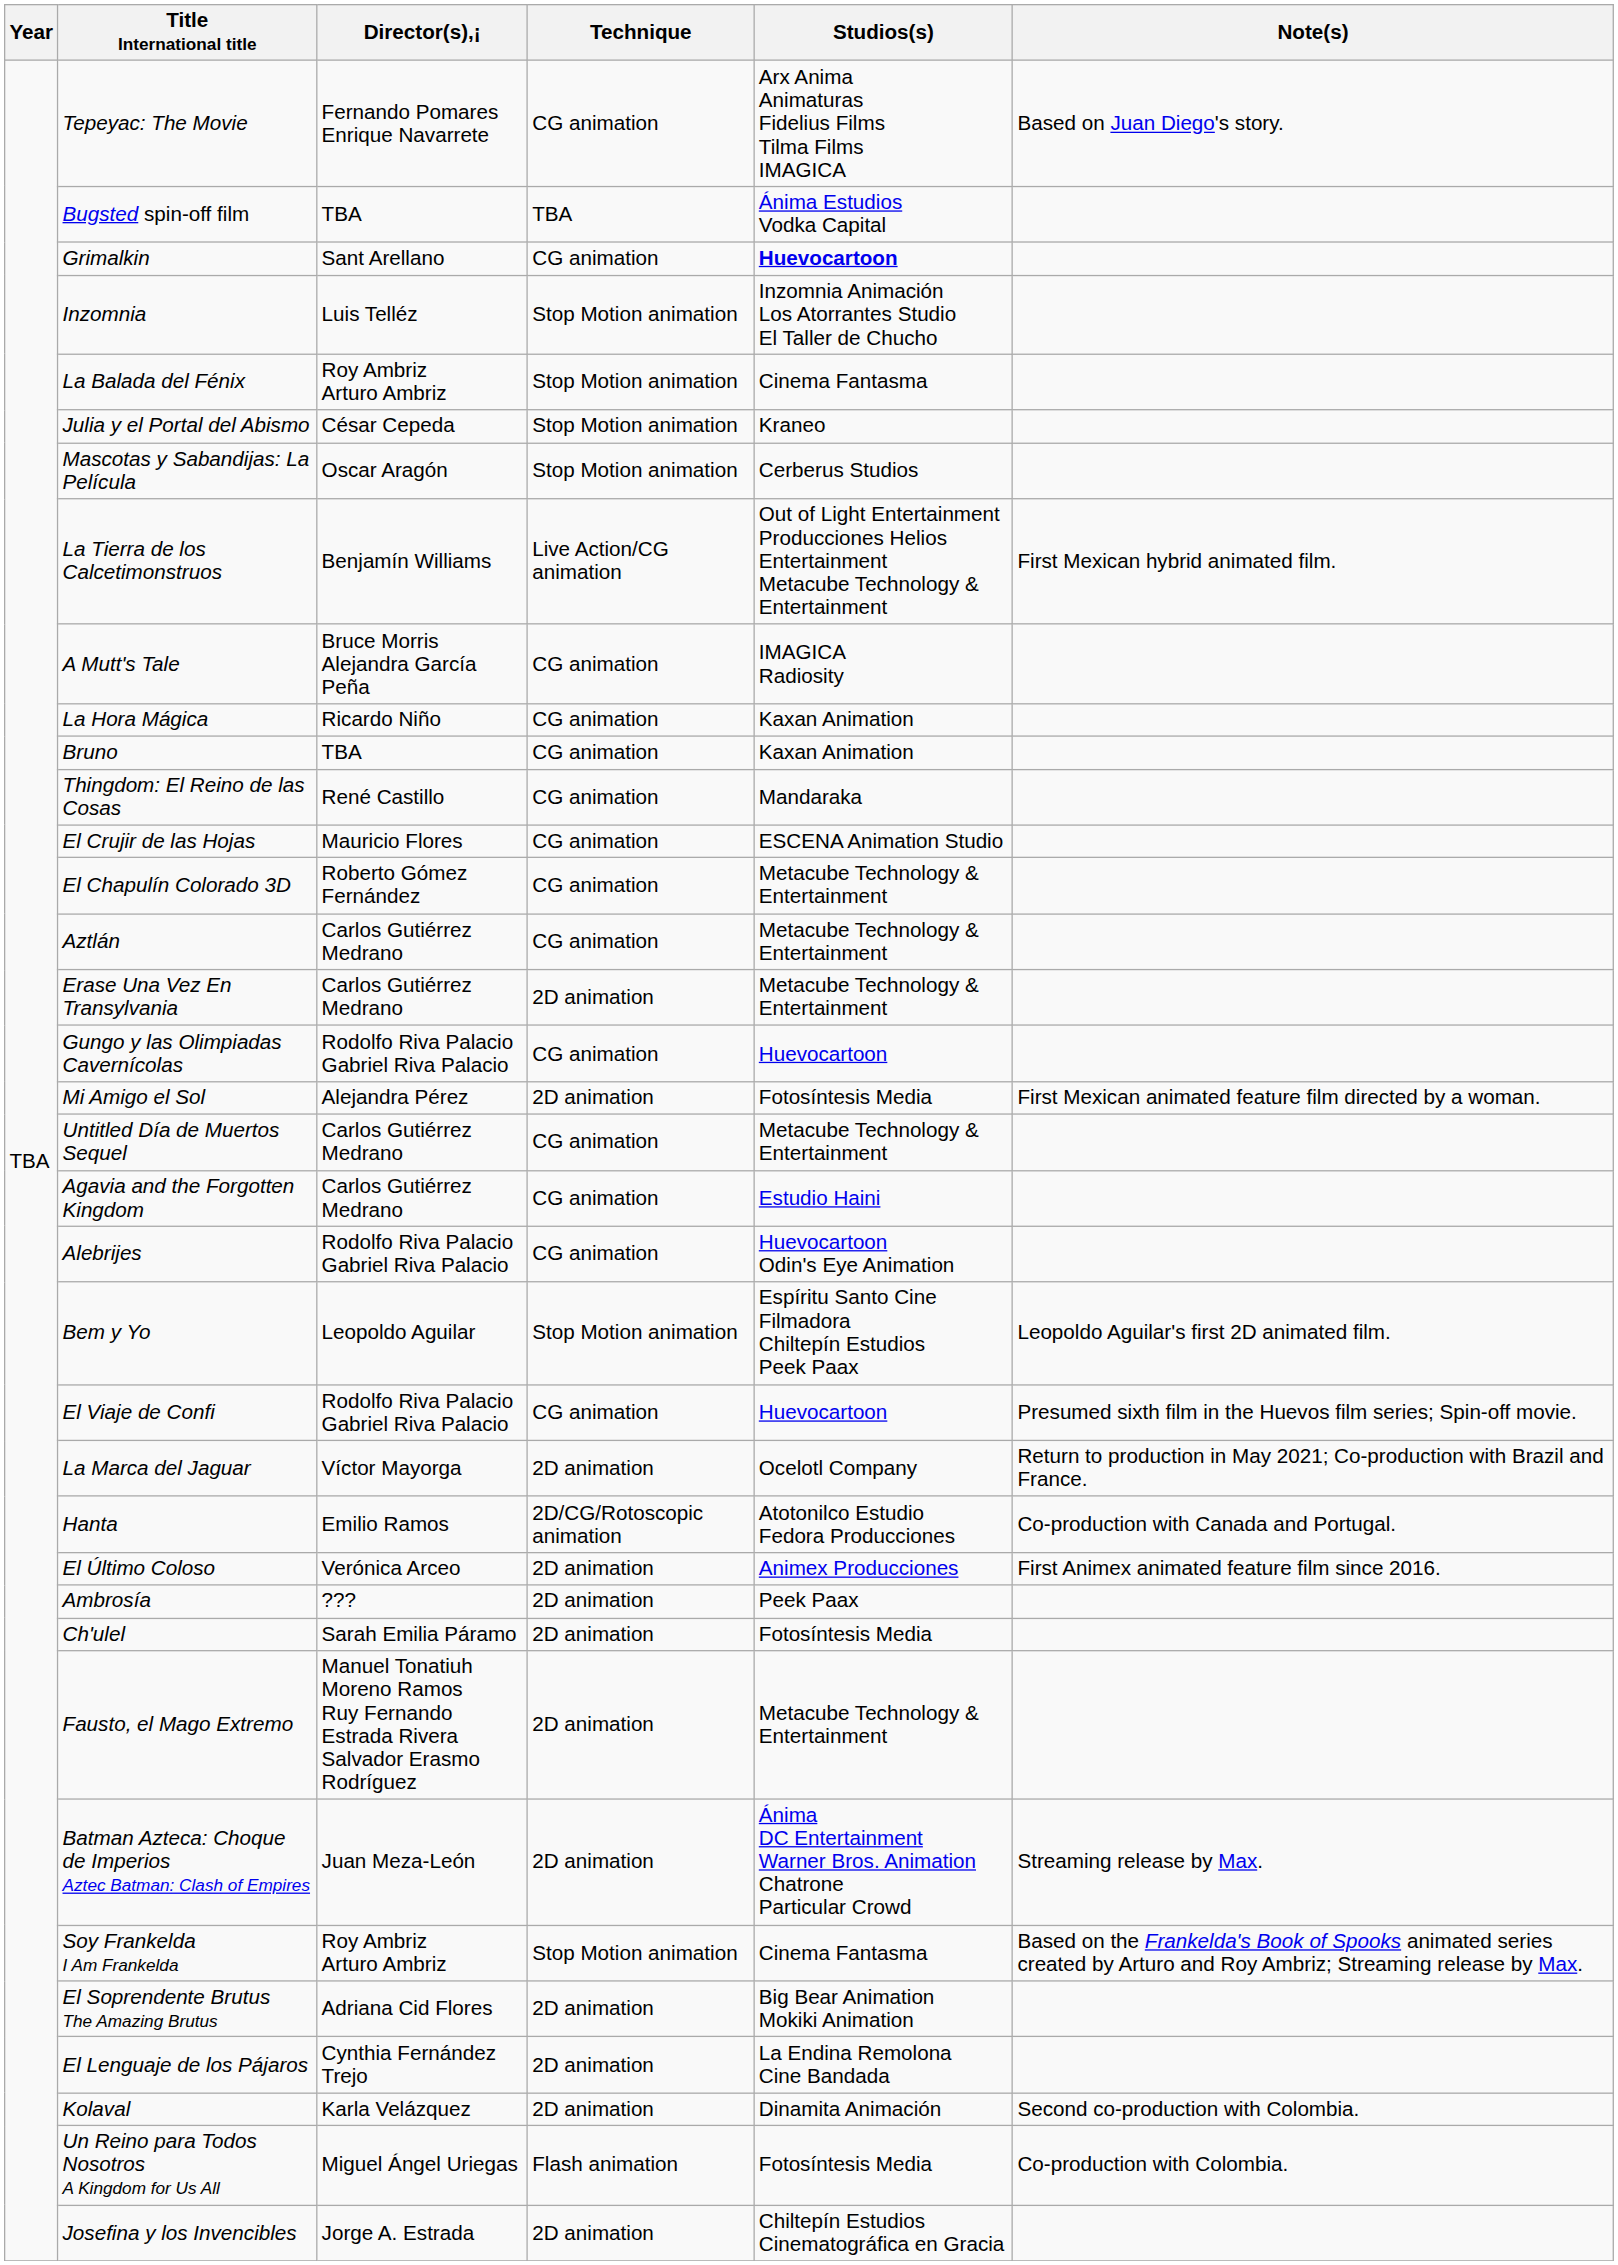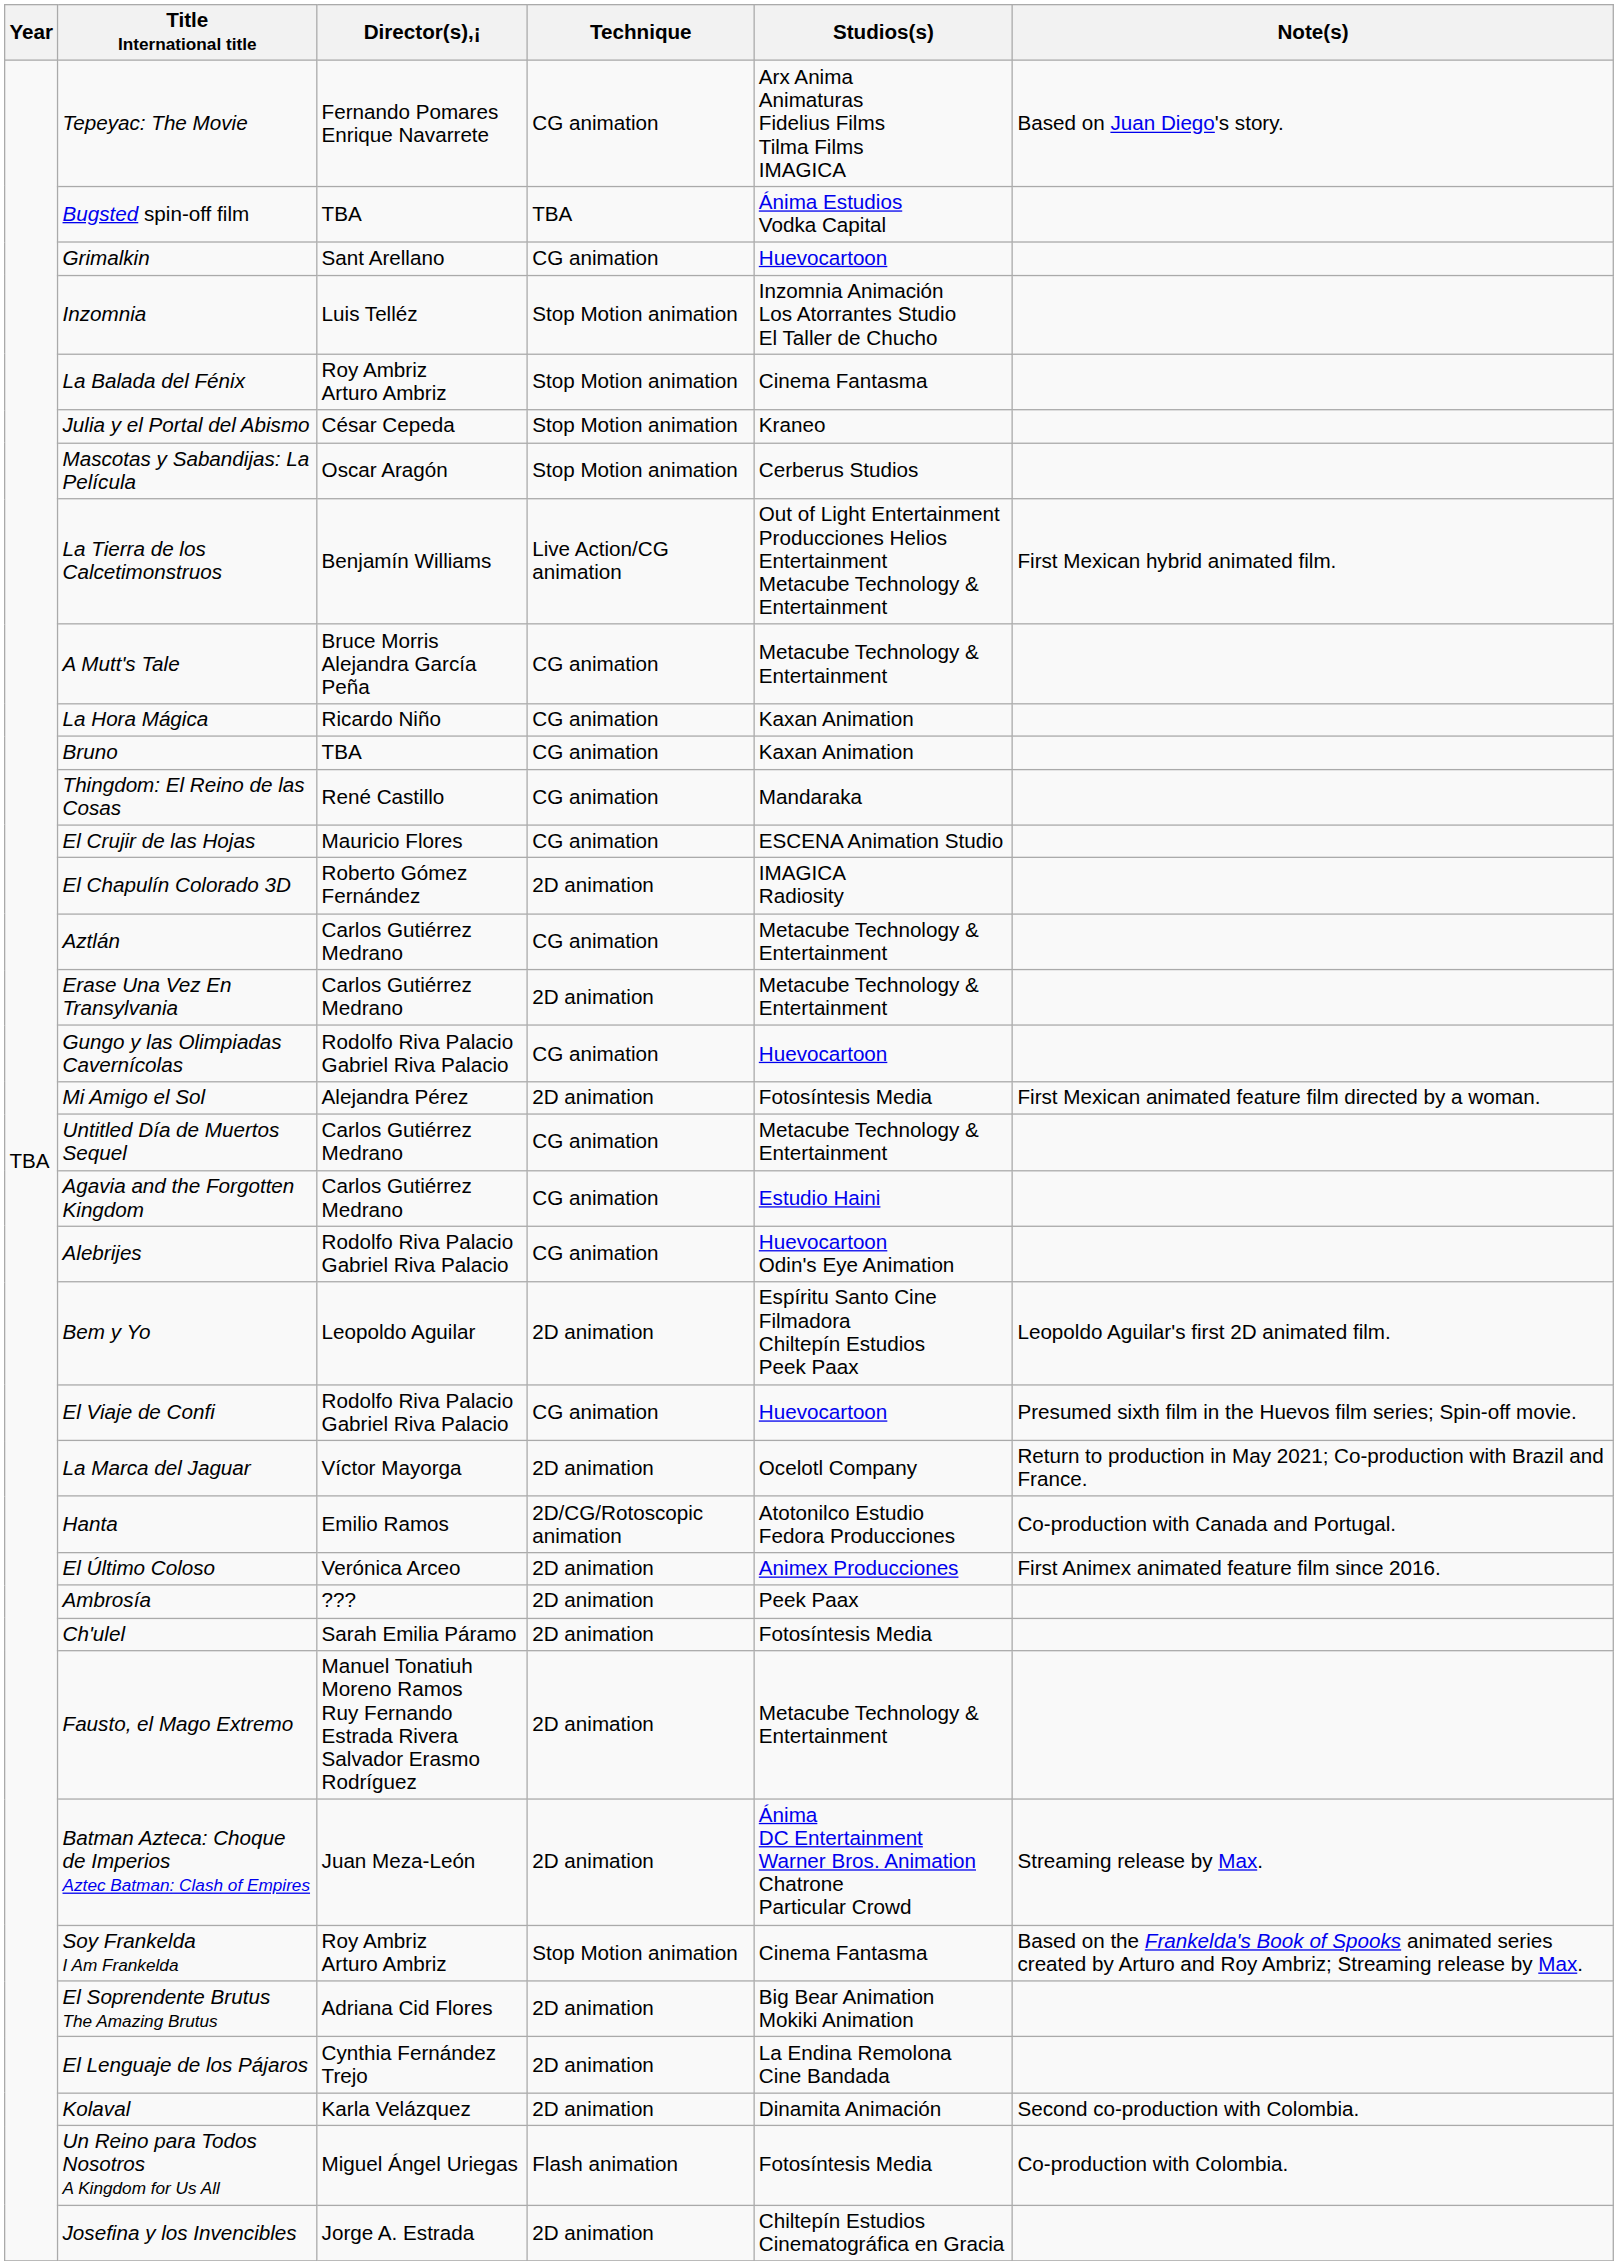(828, 258) bold -> (823, 258) normal
(802, 663) IMAGICA Radiosity -> (869, 663) Metacube Technology & Entertainment
(595, 885) CG animation -> (593, 885) 2D animation
(869, 885) Metacube Technology & Entertainment -> (802, 885) IMAGICA Radiosity
(635, 1333) Stop Motion animation -> (593, 1333) 2D animation
